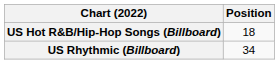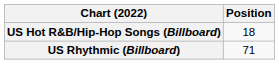(249, 50) 34 -> (249, 50) 71
